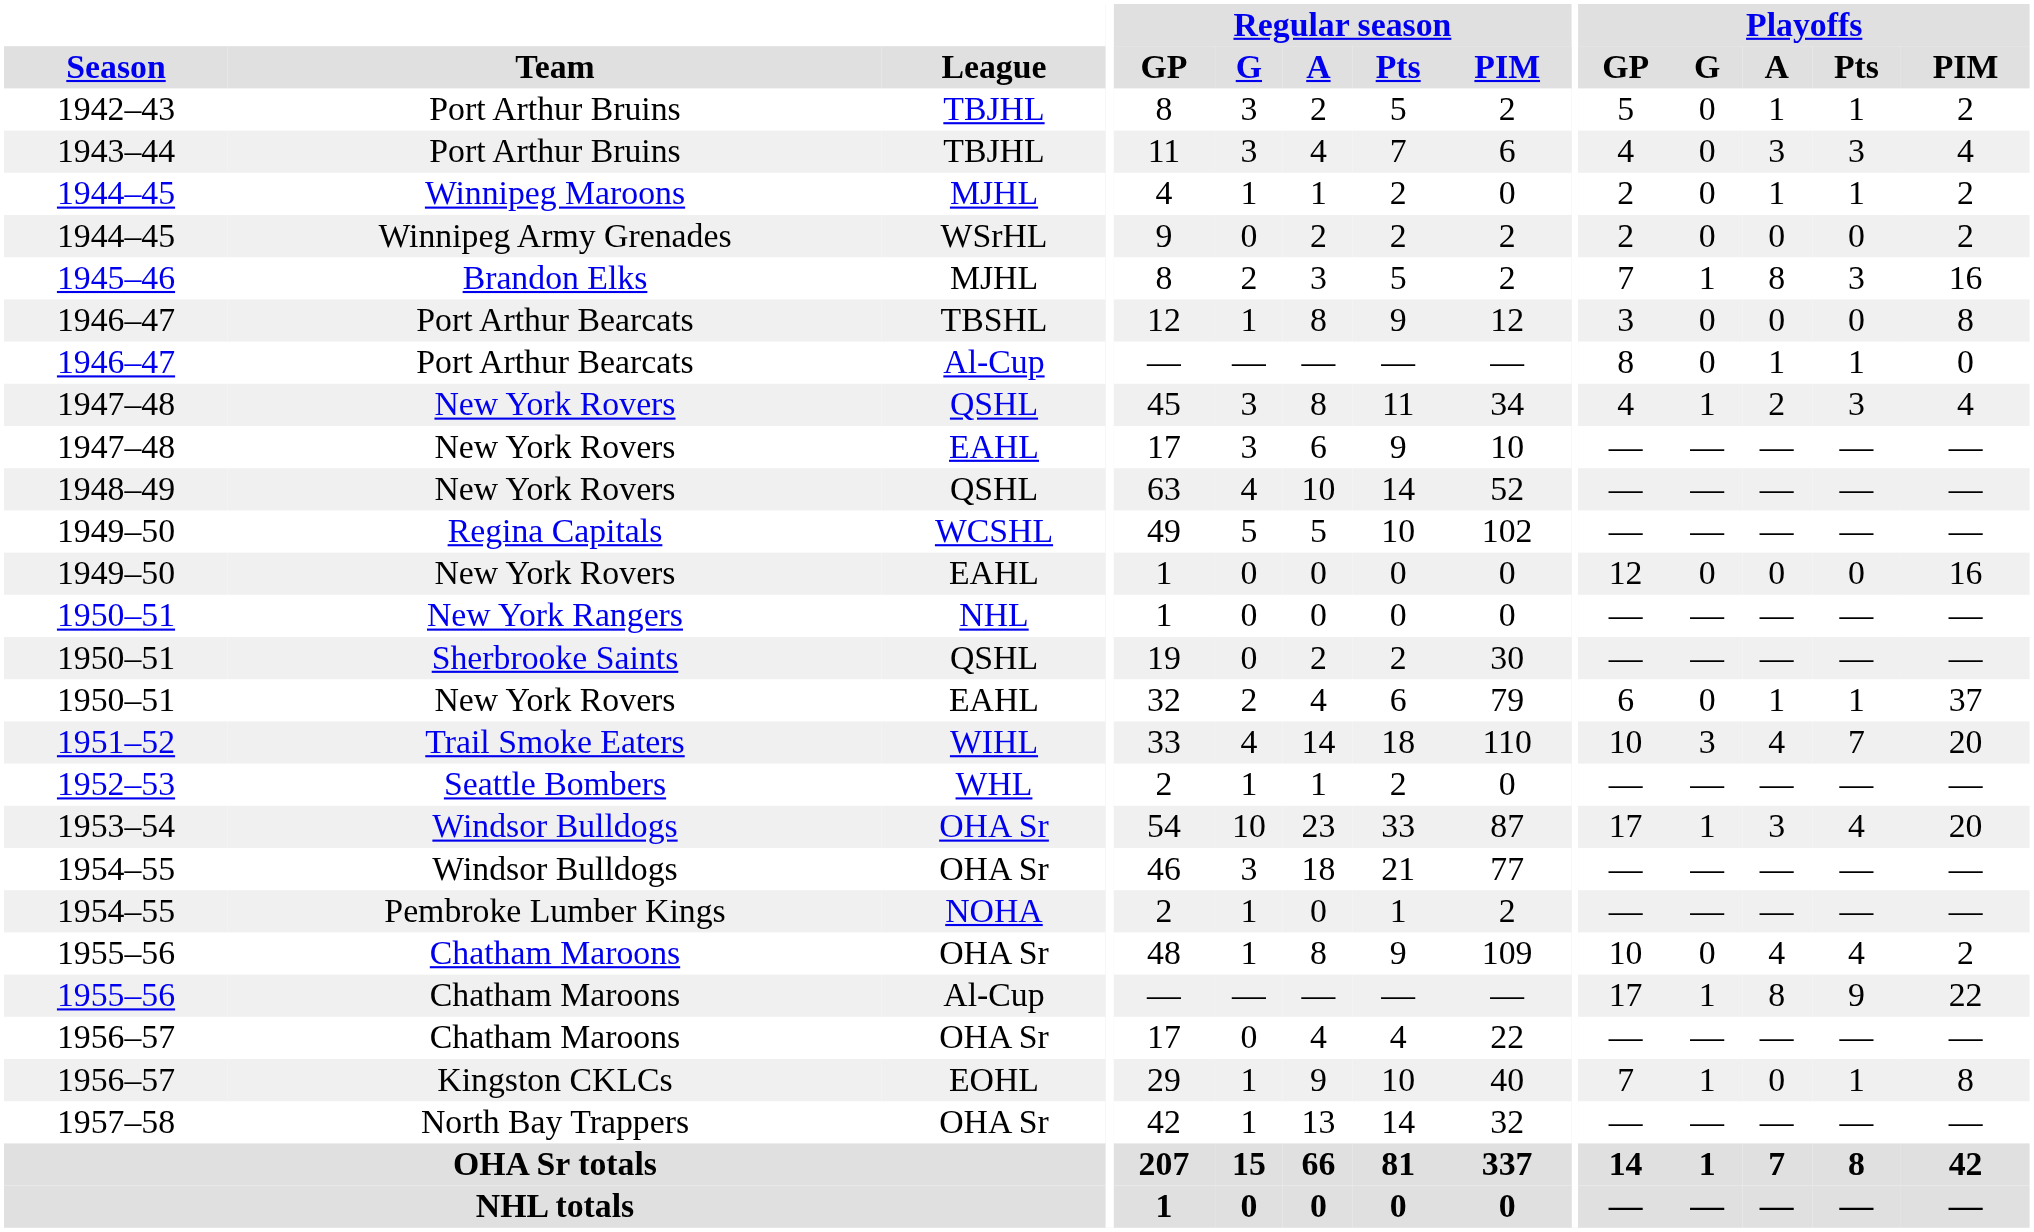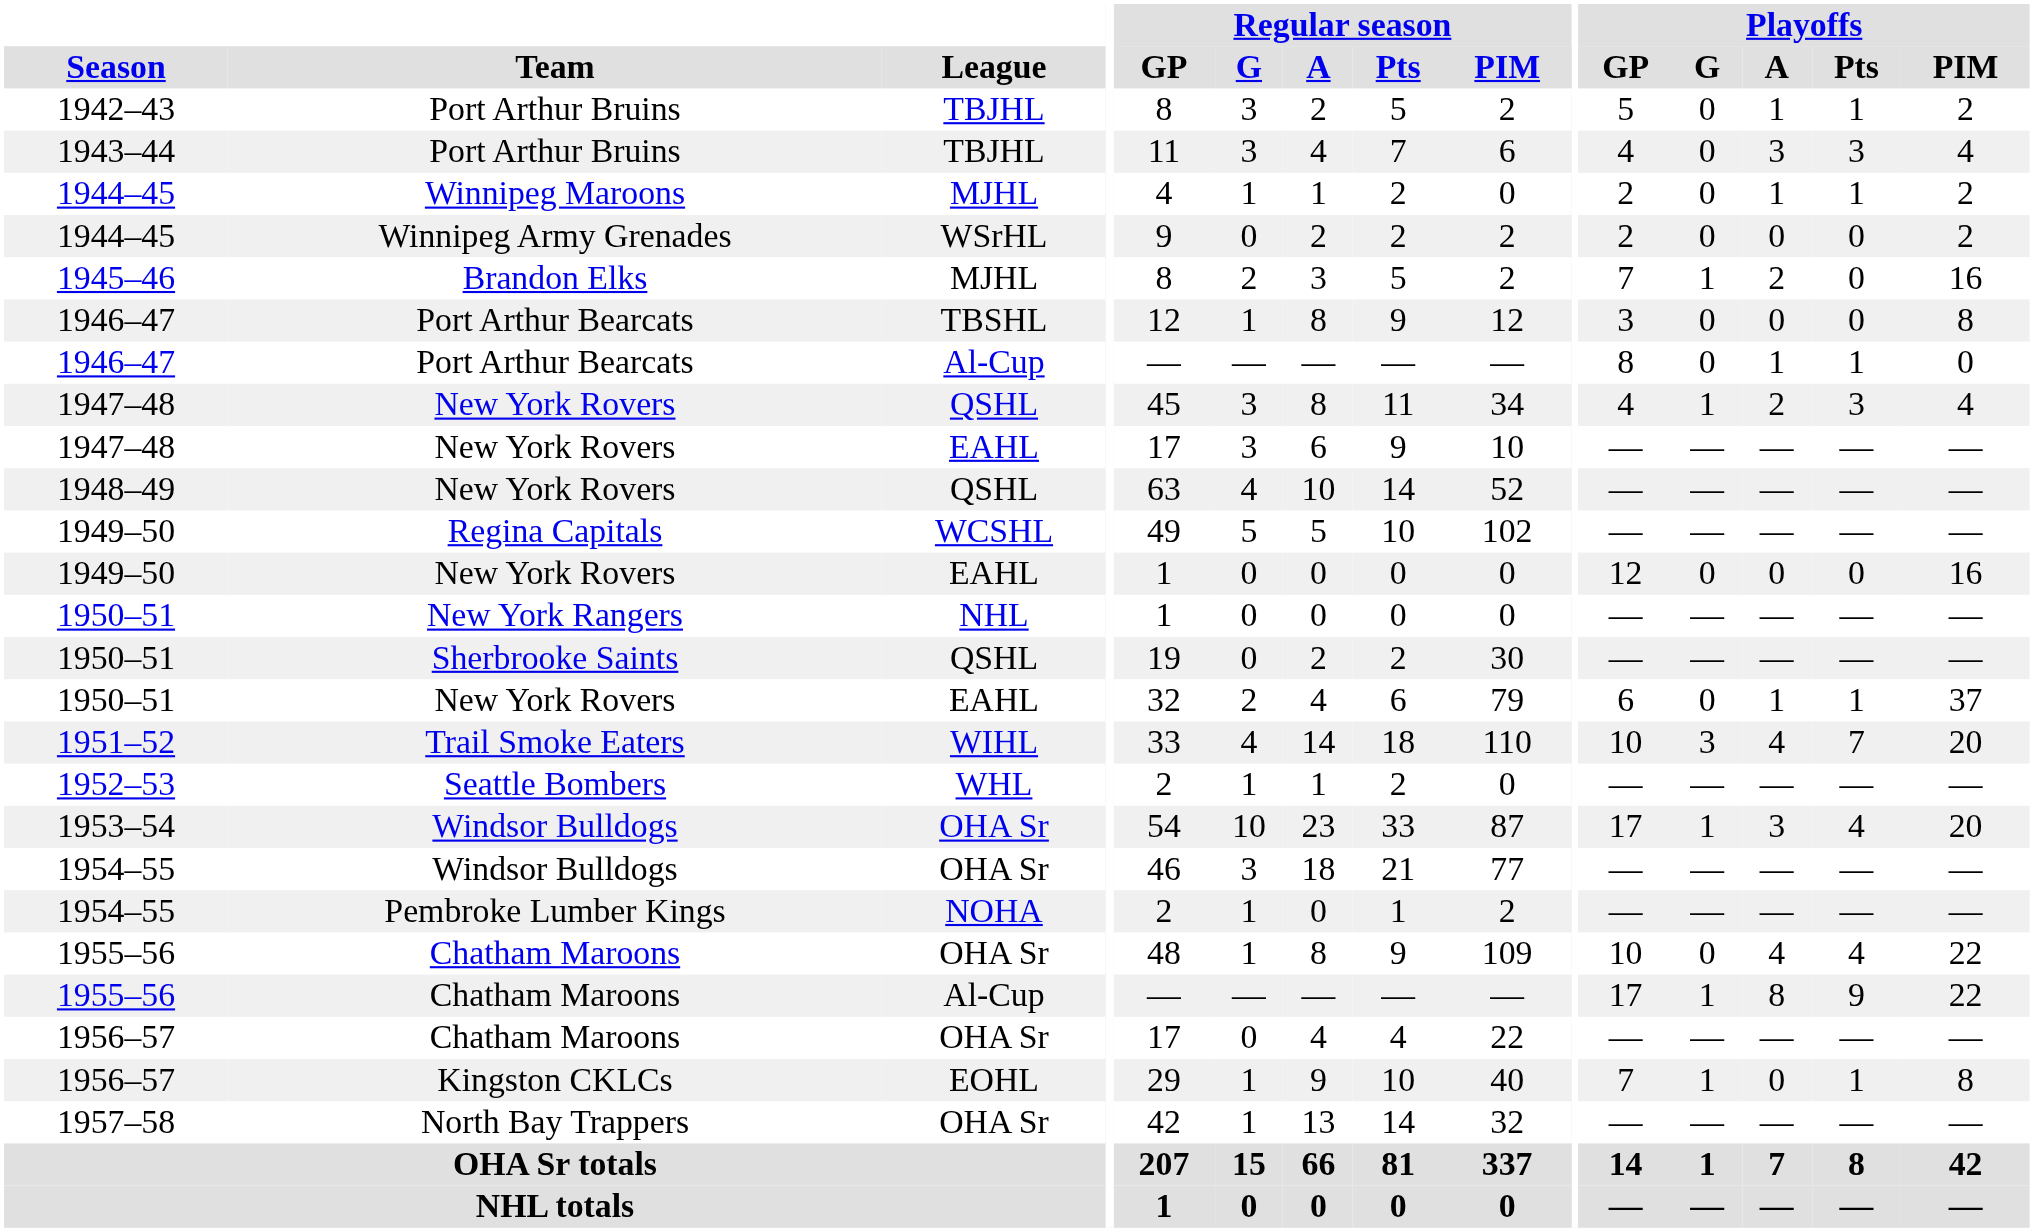(1777, 277) 8 -> (1777, 277) 2
(1856, 277) 3 -> (1856, 277) 0
(1966, 952) 2 -> (1966, 952) 22
